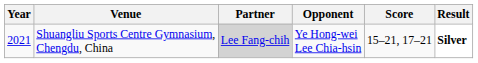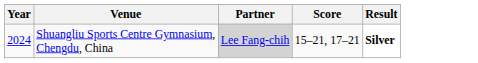- column: (328, 14)
(19, 41) 2021 -> (19, 41) 2024
